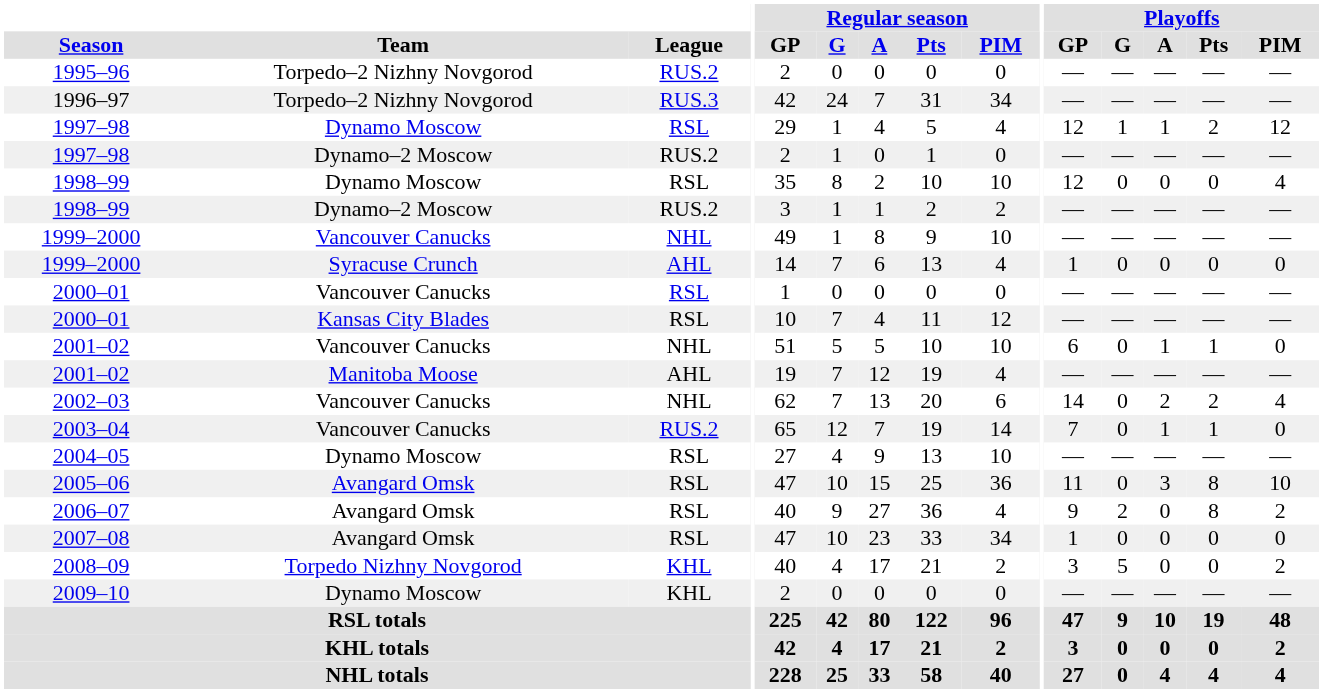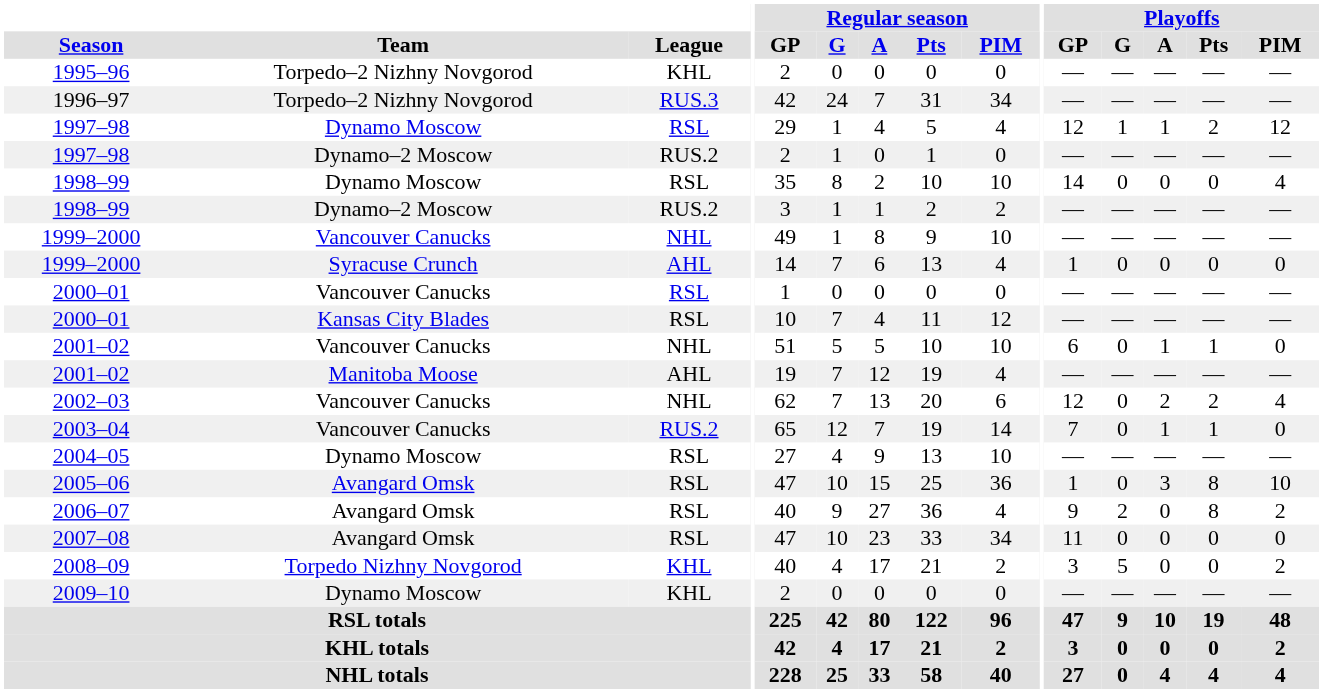(689, 72) RUS.2 -> (689, 72) KHL
(1073, 181) 12 -> (1073, 181) 14
(1073, 401) 14 -> (1073, 401) 12
(1073, 483) 11 -> (1073, 483) 1
(1073, 538) 1 -> (1073, 538) 11
